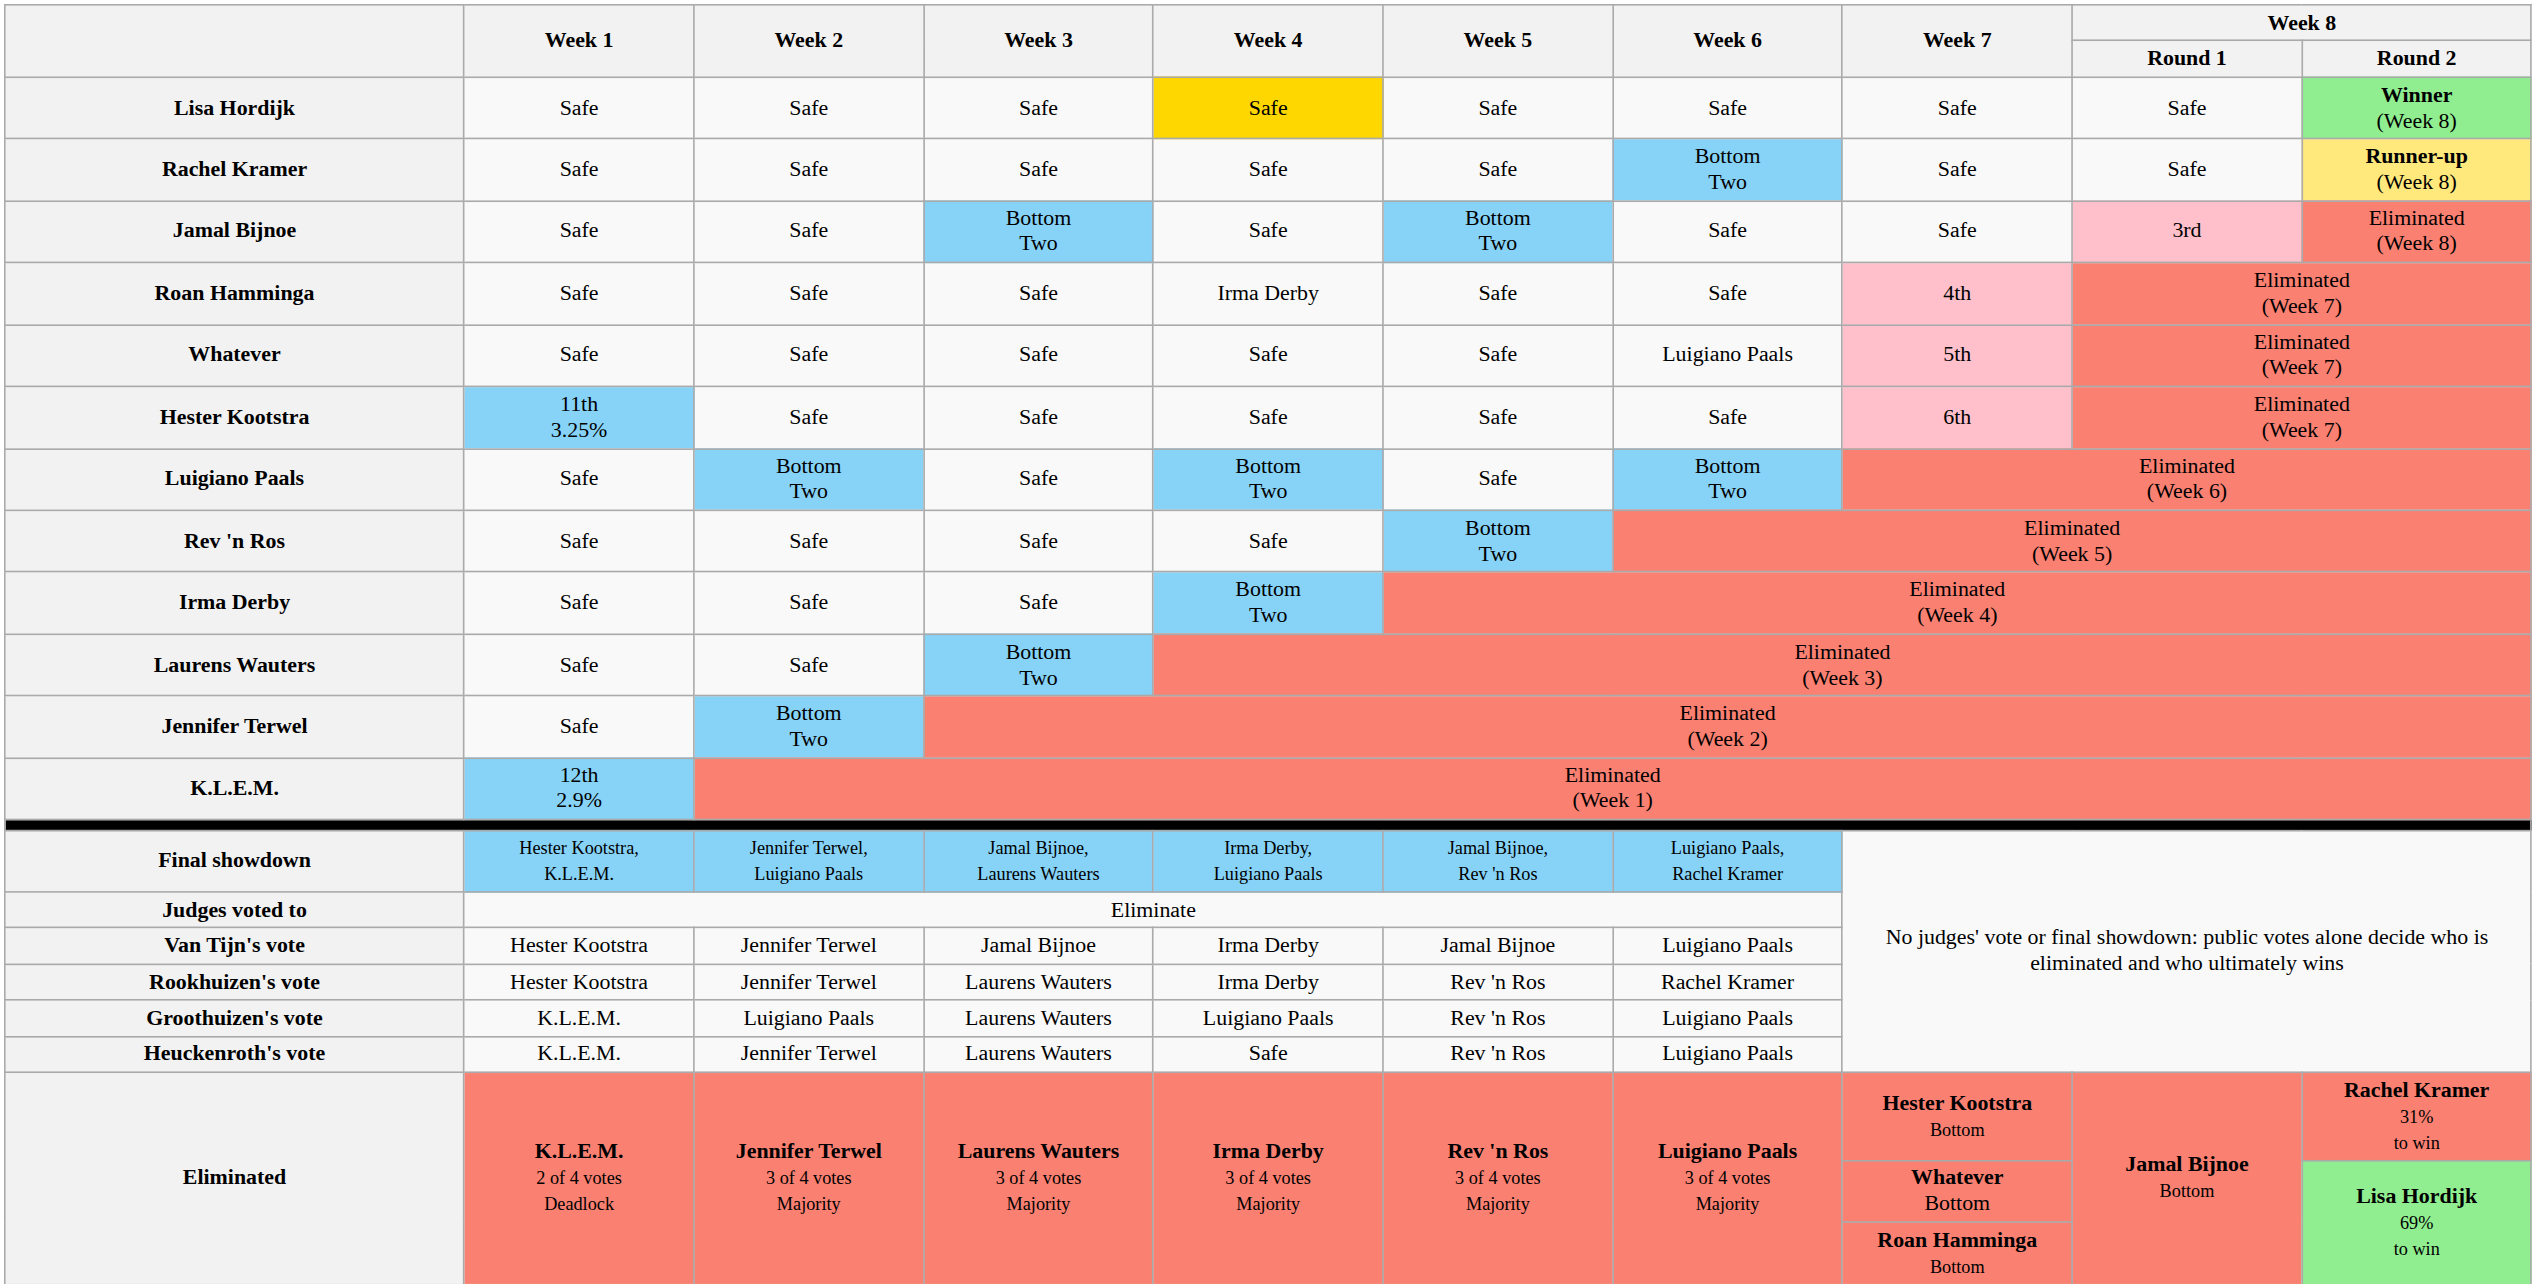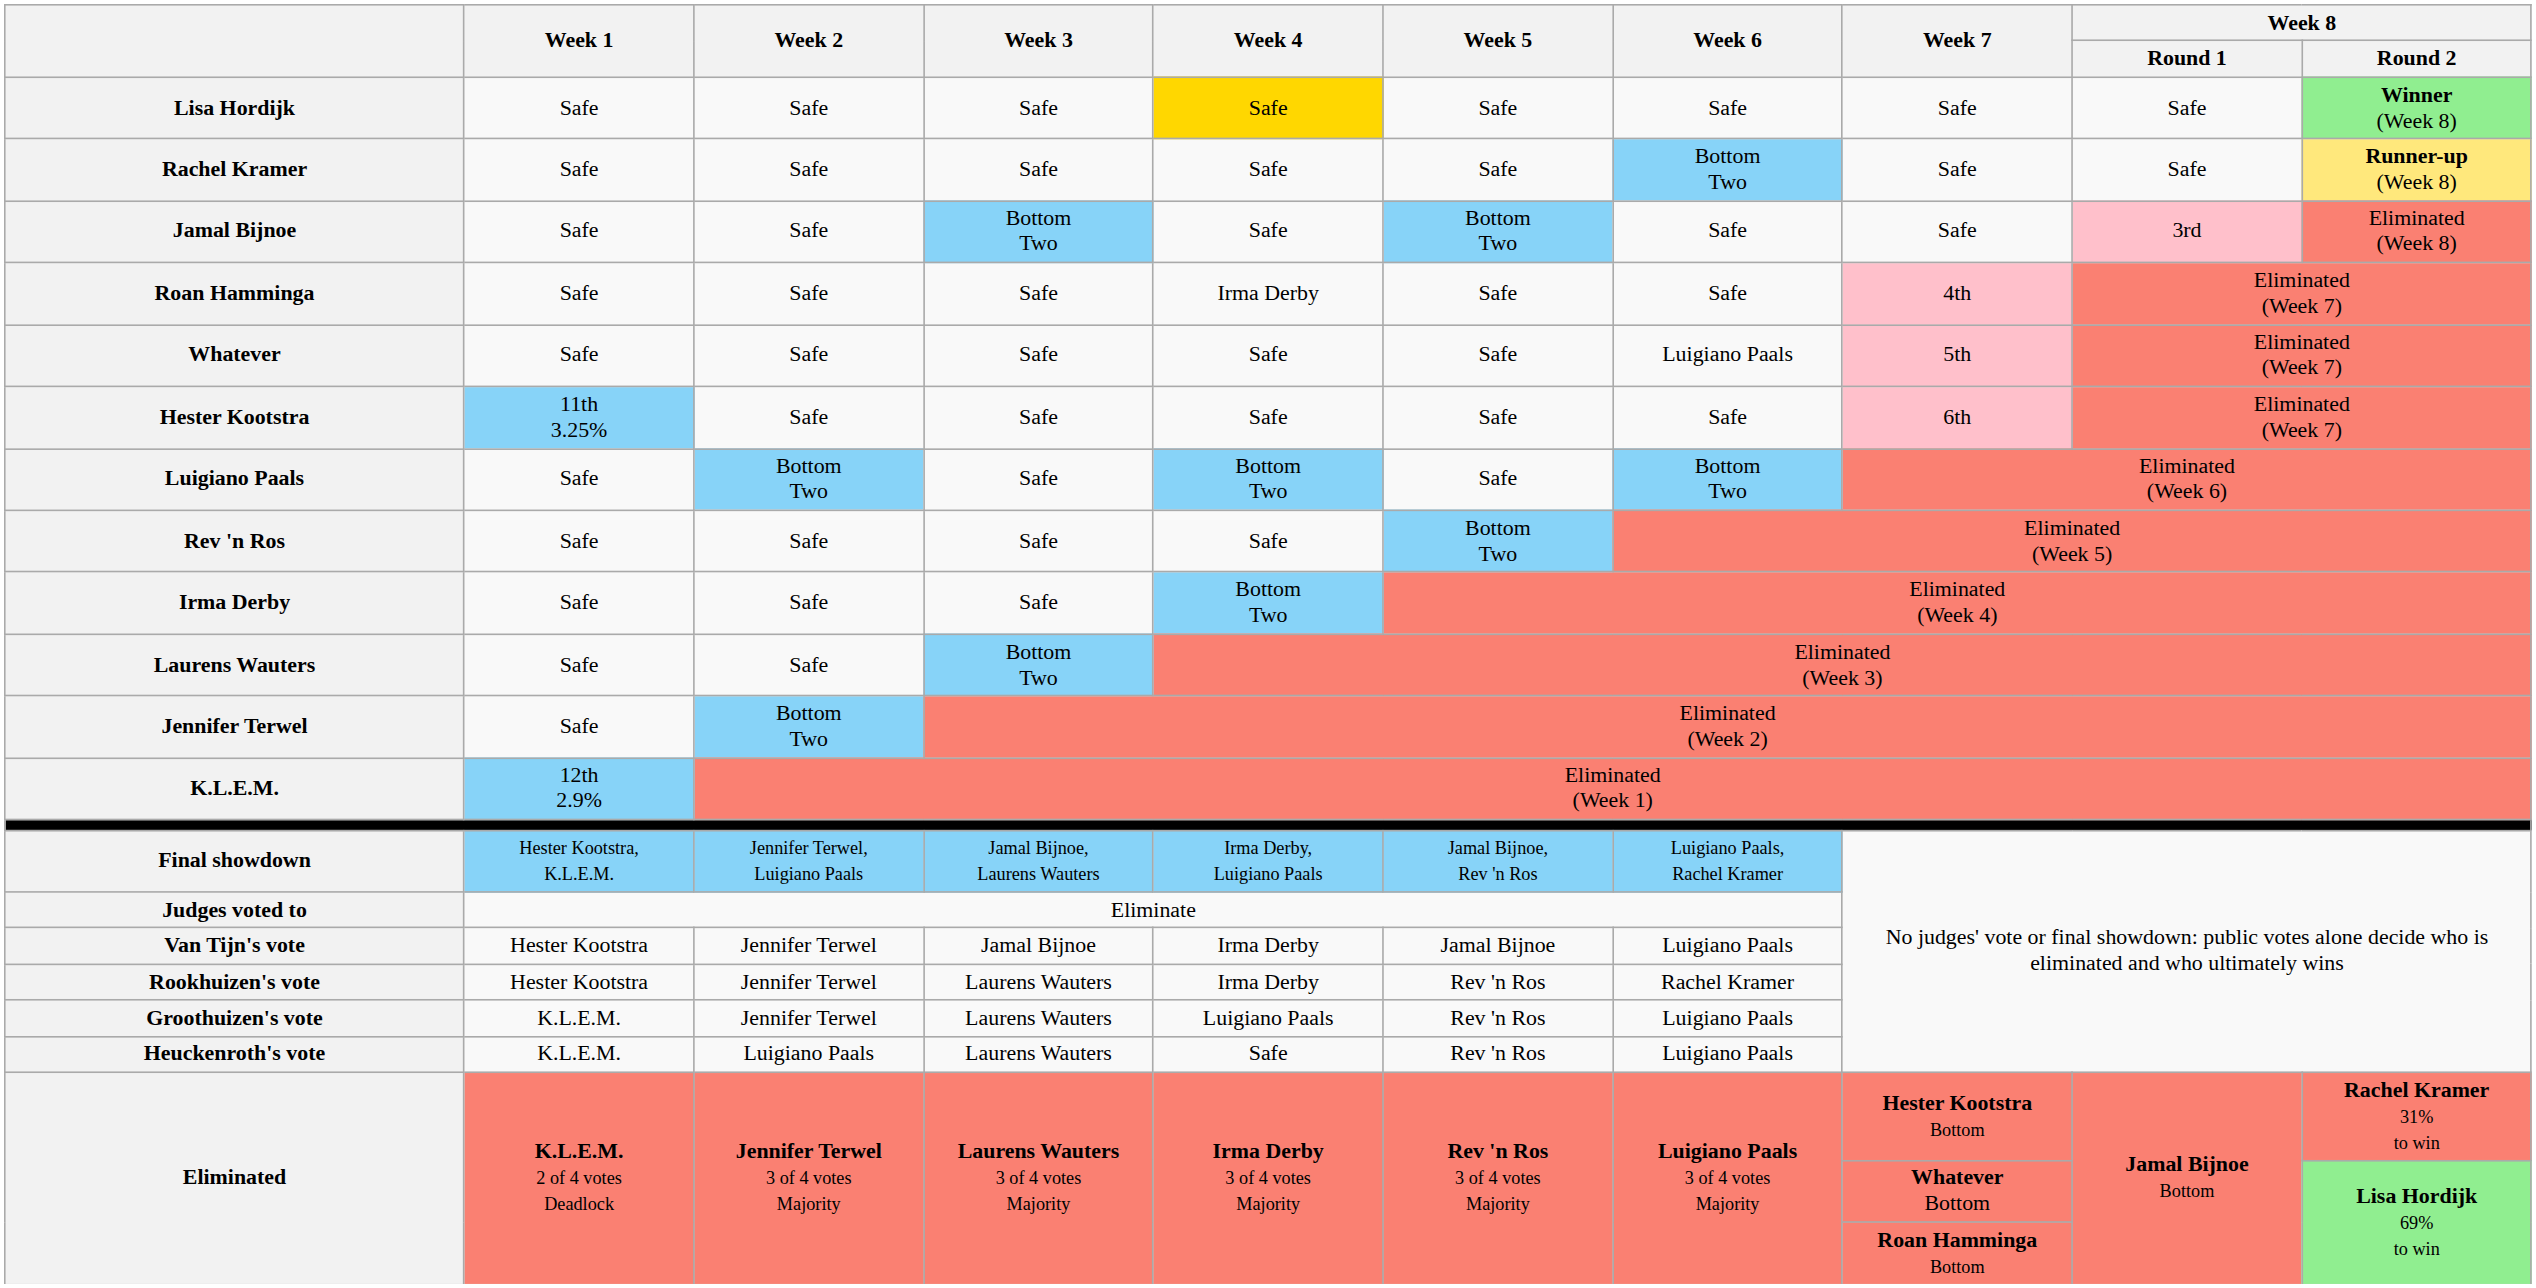(809, 1017) Luigiano Paals -> (809, 1017) Jennifer Terwel
(809, 1053) Jennifer Terwel -> (809, 1053) Luigiano Paals
